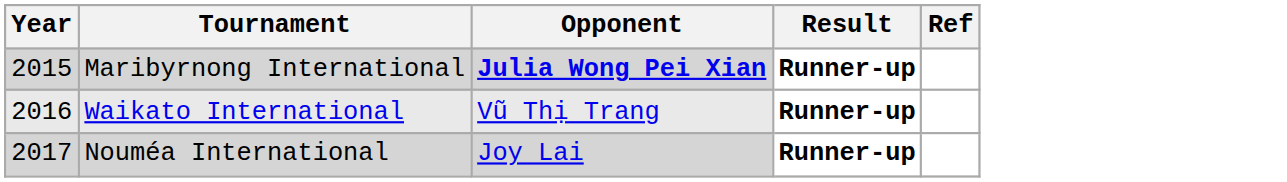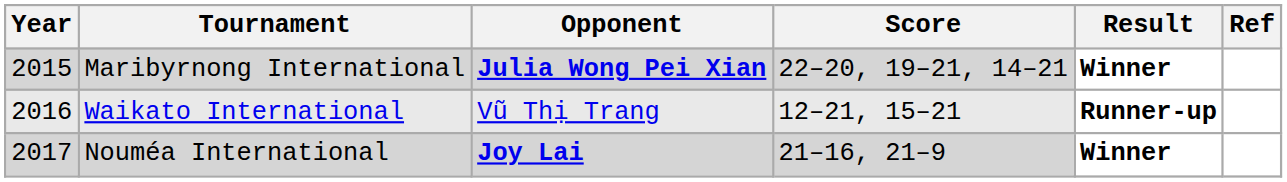+ column: (923, 26)
(847, 69) Runner-up -> (1126, 69) Winner
(530, 154) normal -> (530, 154) bold
(847, 154) Runner-up -> (1126, 154) Winner
